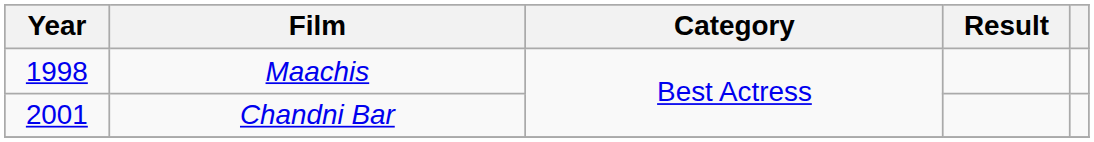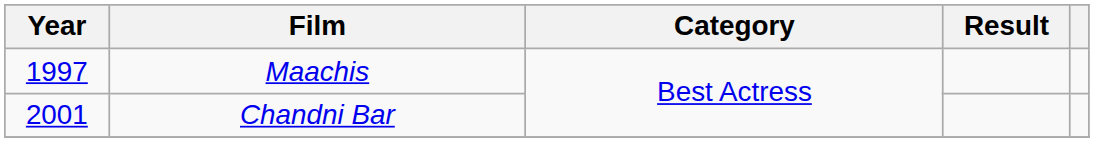(57, 70) 1998 -> (57, 70) 1997
